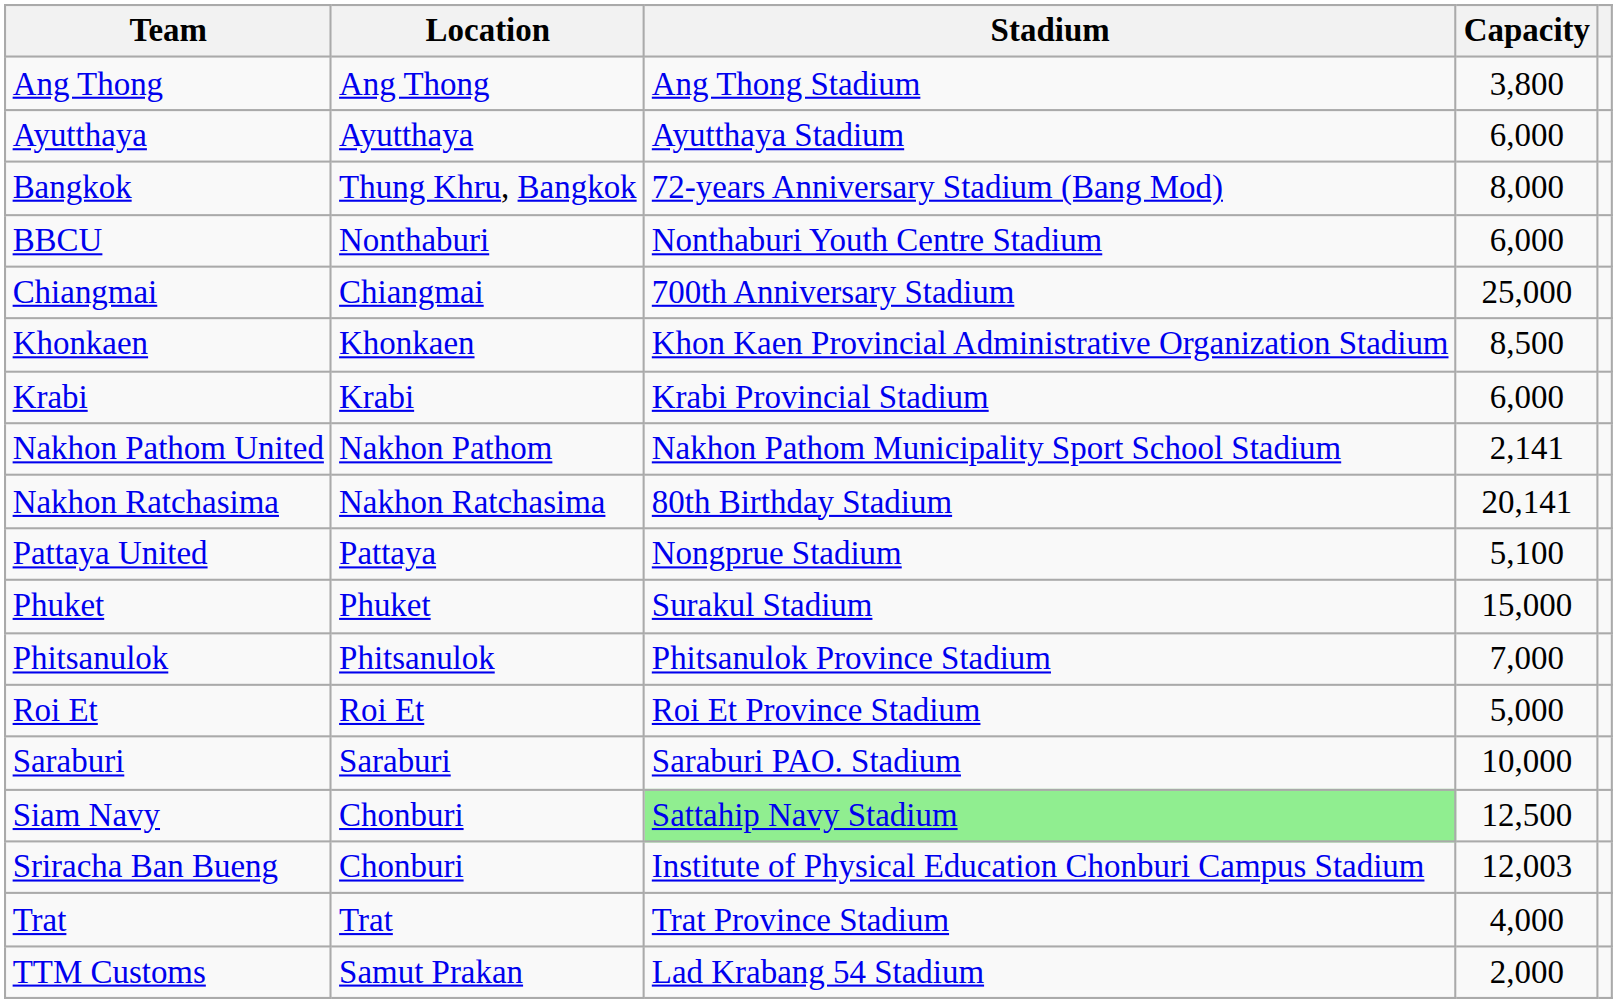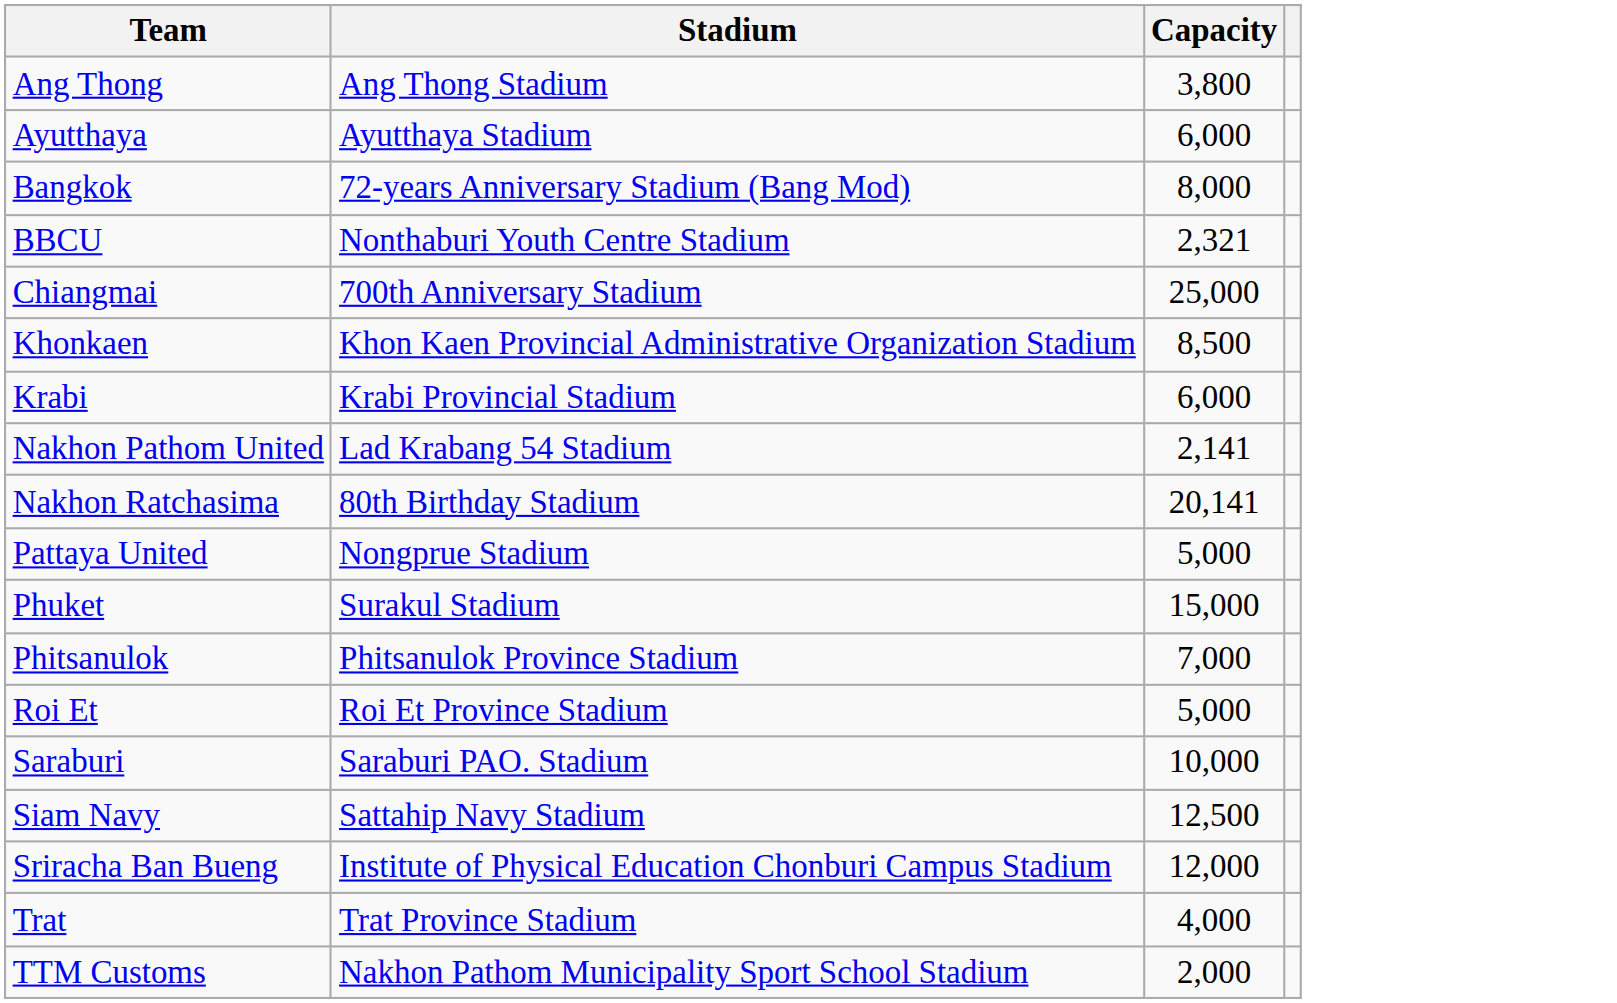- column: (488, 30)
(1527, 239) 6,000 -> (1214, 239) 2,321
(997, 448) Nakhon Pathom Municipality Sport School Stadium -> (505, 448) Lad Krabang 54 Stadium
(1527, 553) 5,100 -> (1214, 553) 5,000
(805, 814) lightgreen background -> (492, 814) no background
(1527, 866) 12,003 -> (1214, 866) 12,000
(818, 971) Lad Krabang 54 Stadium -> (684, 971) Nakhon Pathom Municipality Sport School Stadium
